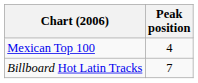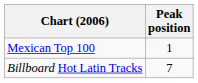(169, 48) 4 -> (169, 48) 1
